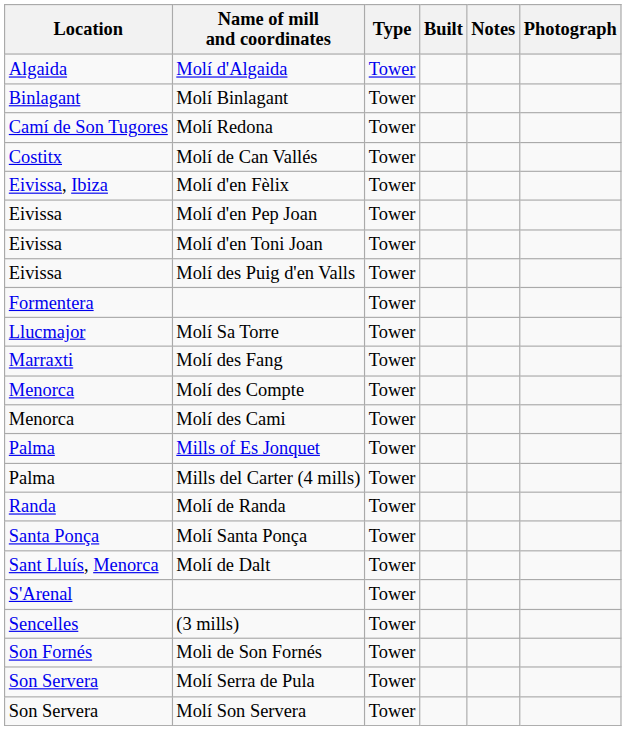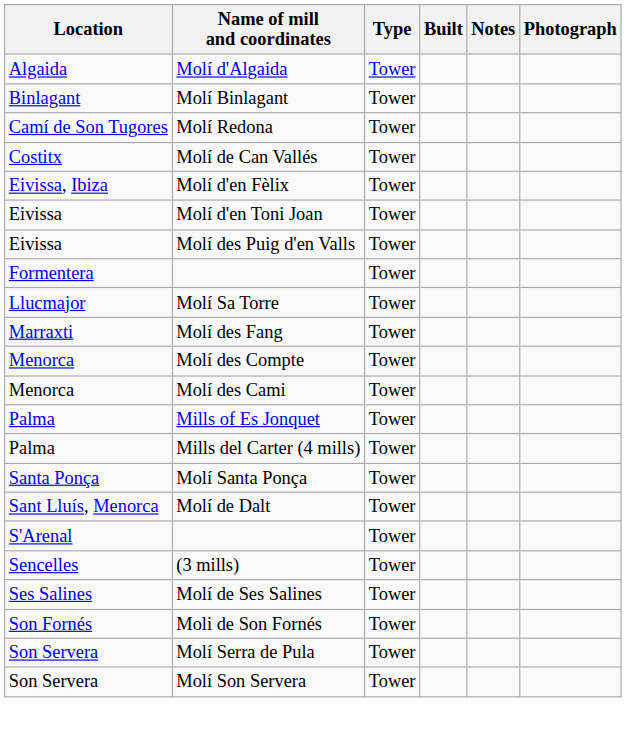- row: (35, 214)
- row: (32, 506)
+ row: (50, 594)
